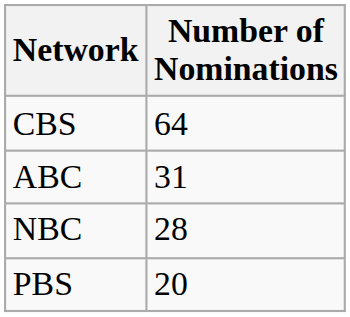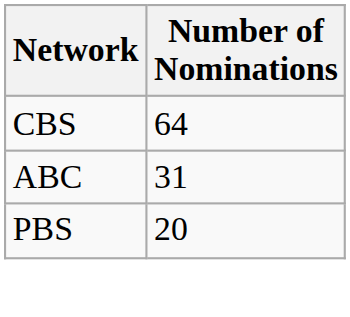- row: (48, 229)
